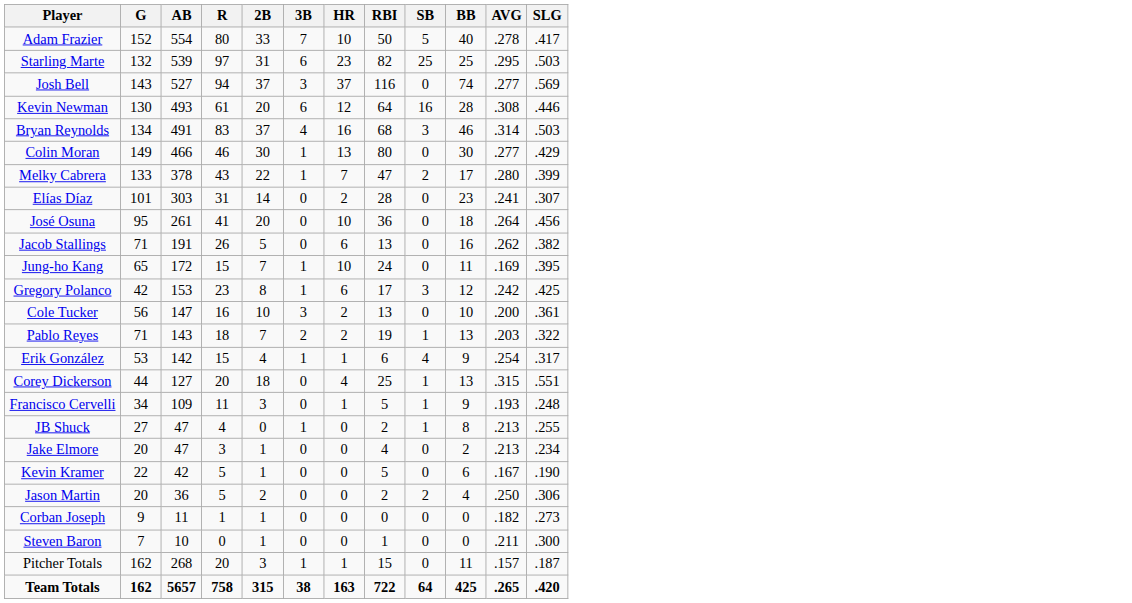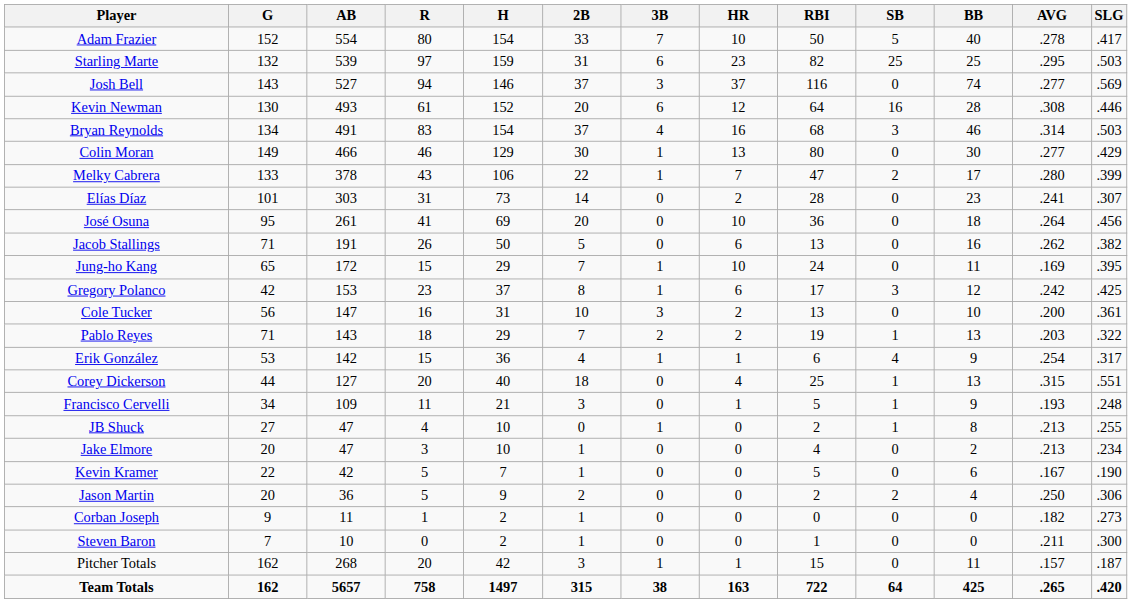+ column: (503, 15)
